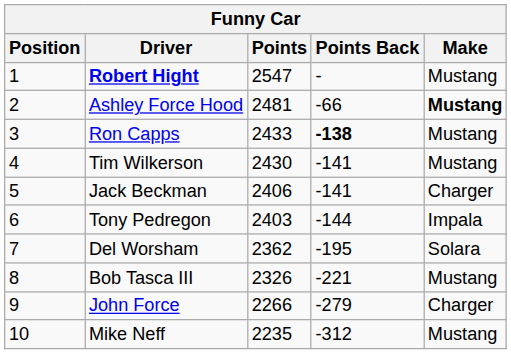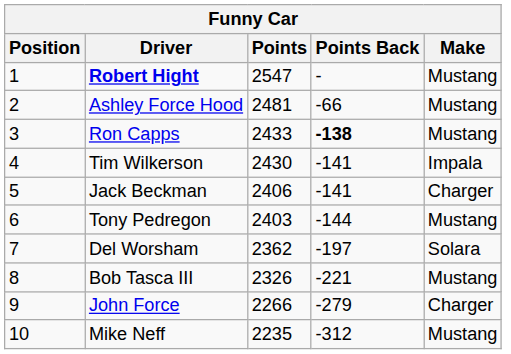(465, 105) bold -> (463, 105) normal
(463, 163) Mustang -> (455, 163) Impala
(455, 220) Impala -> (463, 220) Mustang
(334, 249) -195 -> (334, 249) -197
